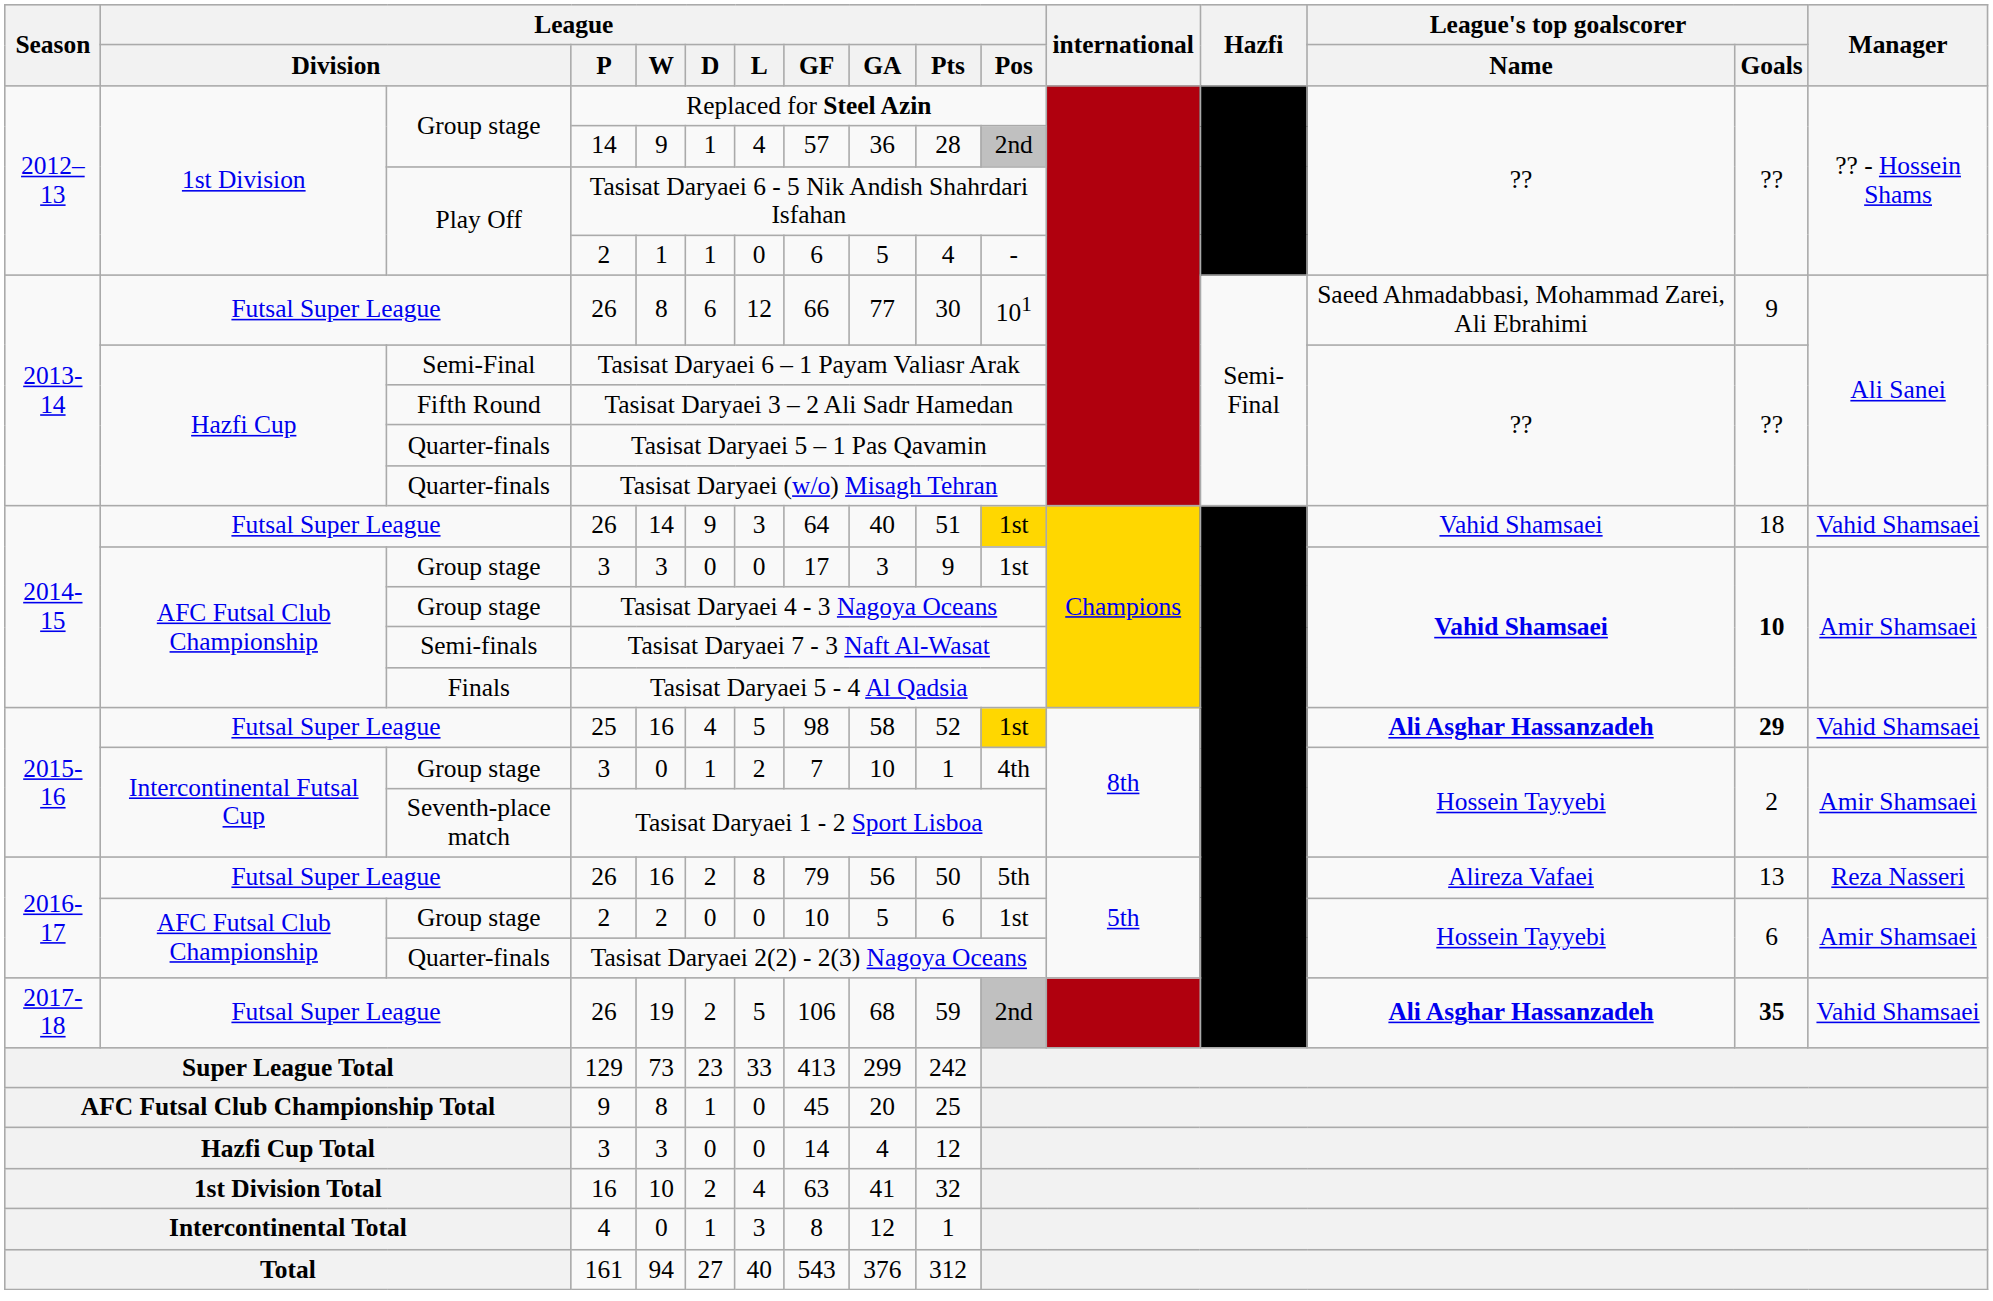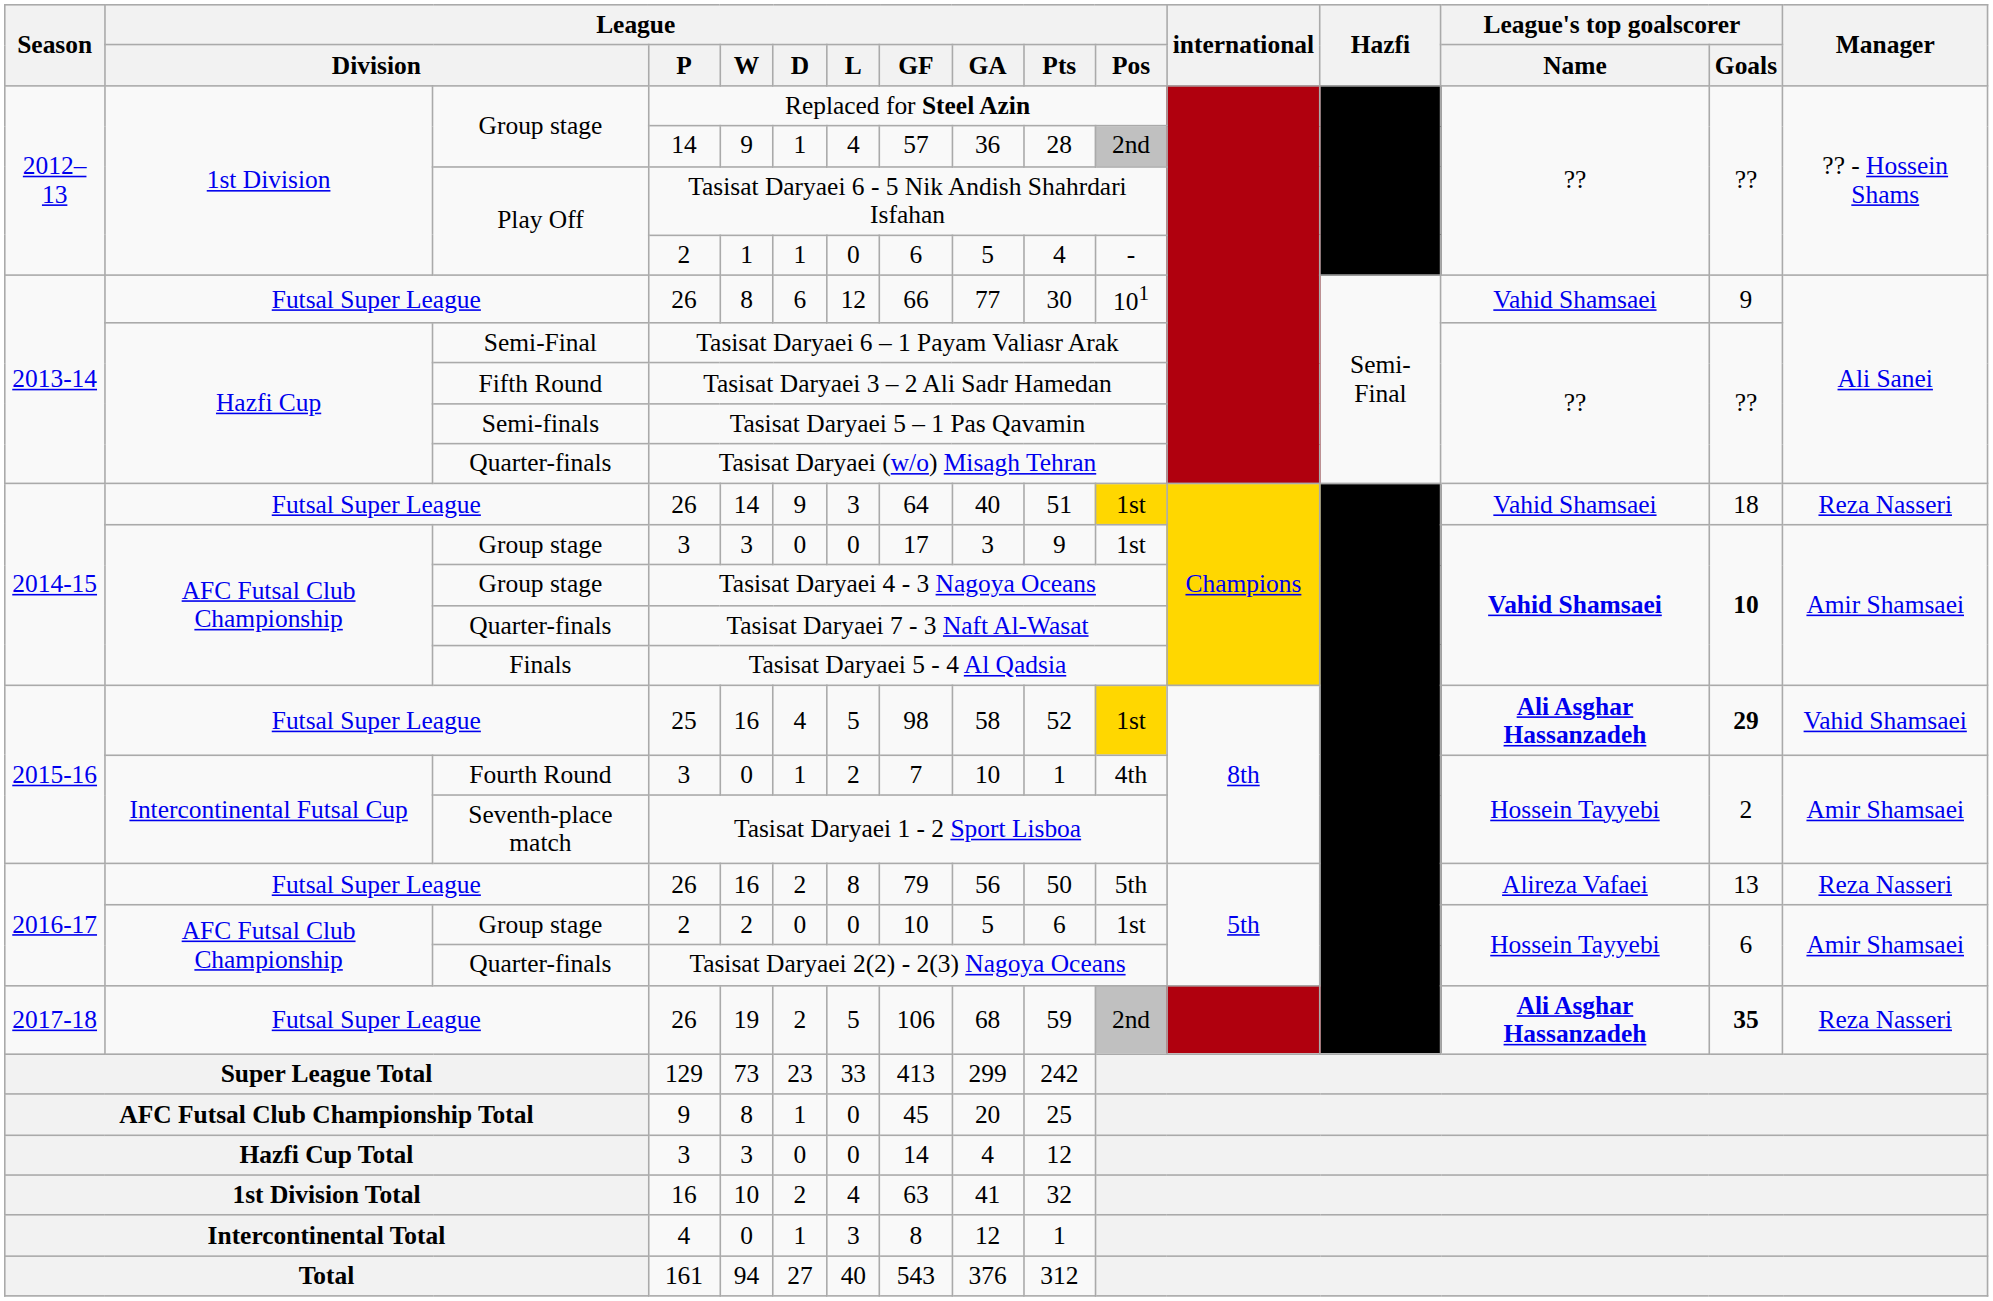(1521, 309) Saeed Ahmadabbasi, Mohammad Zarei, Ali Ebrahimi -> (1575, 298) Vahid Shamsaei
(479, 445) Quarter-finals -> (540, 423) Semi-finals
(1898, 525) Vahid Shamsaei -> (1885, 503) Reza Nasseri
(479, 646) Semi-finals -> (540, 625) Quarter-finals
(479, 767) Group stage -> (540, 774) Fourth Round
(1898, 1012) Vahid Shamsaei -> (1885, 1019) Reza Nasseri
